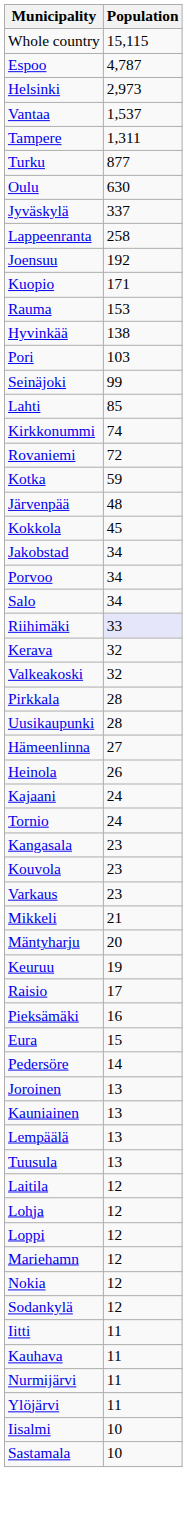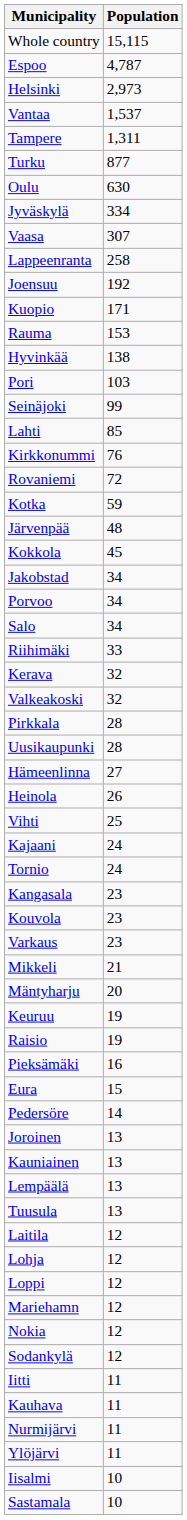(118, 211) 337 -> (118, 211) 334
+ row: (26, 235)
(114, 430) 74 -> (114, 455) 76
(114, 625) lavender background -> (114, 650) no background
+ row: (23, 820)
(114, 991) 17 -> (114, 1039) 19
